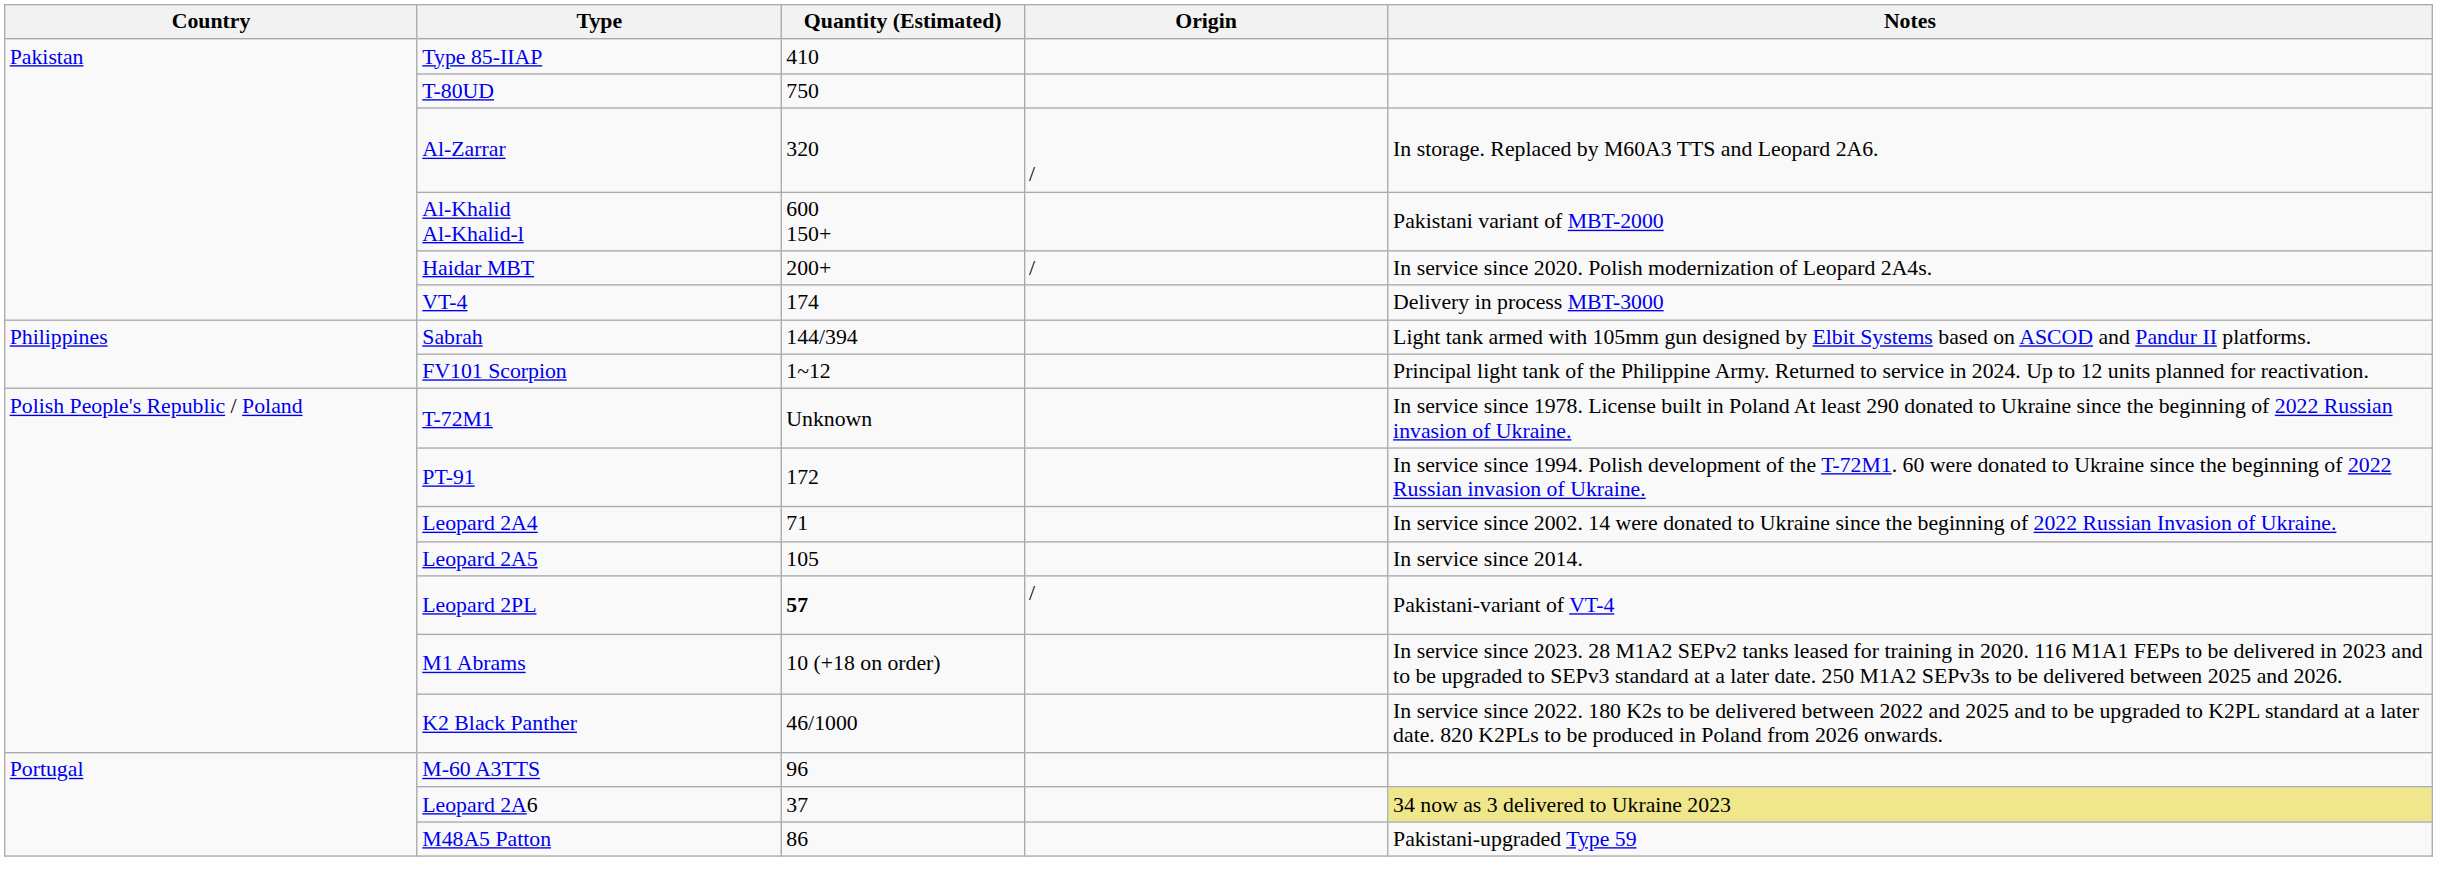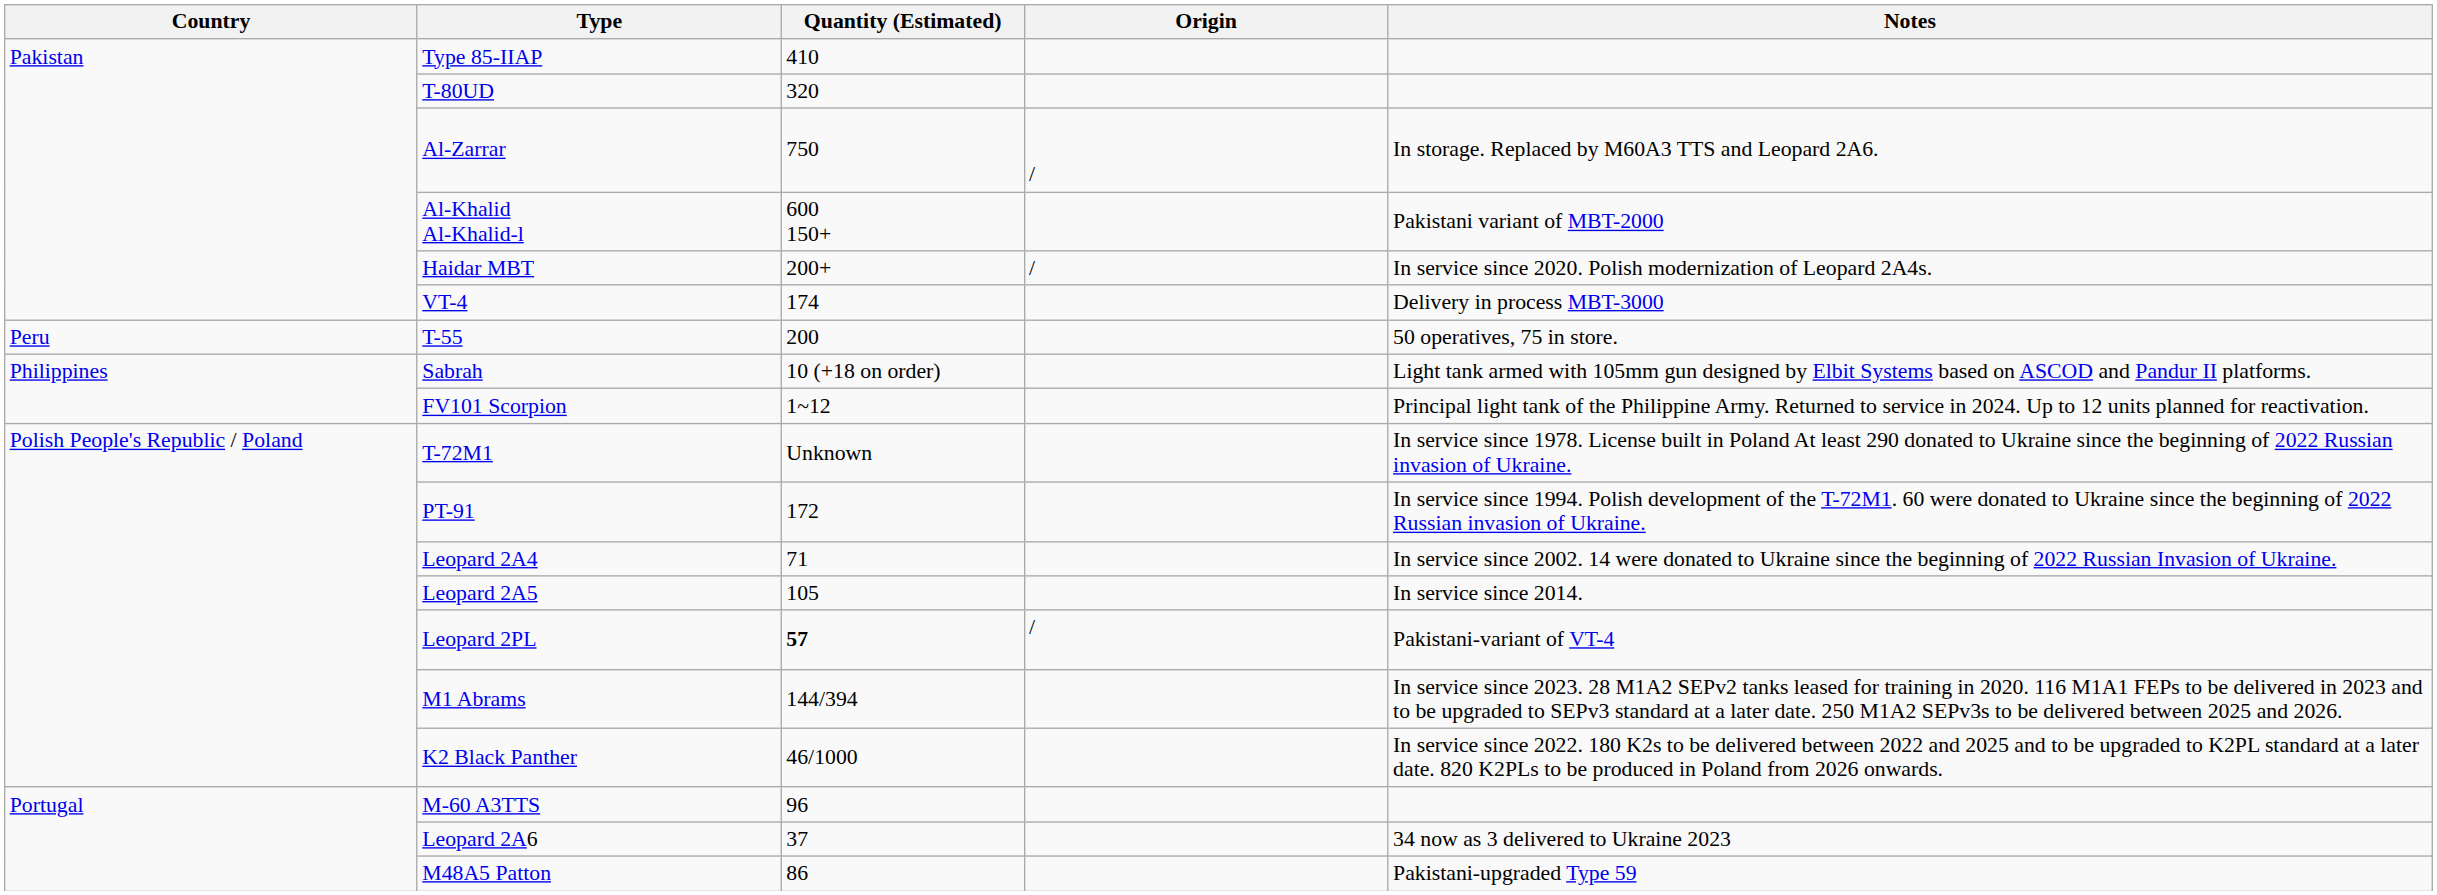(803, 90) 750 -> (803, 90) 320
(803, 149) 320 -> (803, 149) 750
+ row: (442, 336)
(822, 336) 144/394 -> (863, 371) 10 (+18 on order)
(863, 664) 10 (+18 on order) -> (822, 698) 144/394
(1562, 804) khaki background -> (1562, 838) no background
